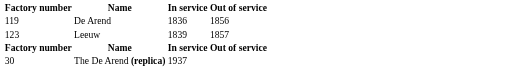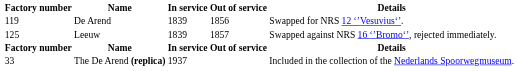+ column: (392, 8)
(177, 21) 1836 -> (177, 21) 1839
(12, 34) 123 -> (12, 34) 125
(10, 61) 30 -> (10, 61) 33
